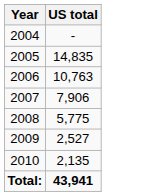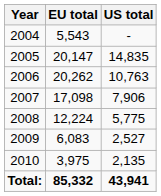+ column: (73, 14)
